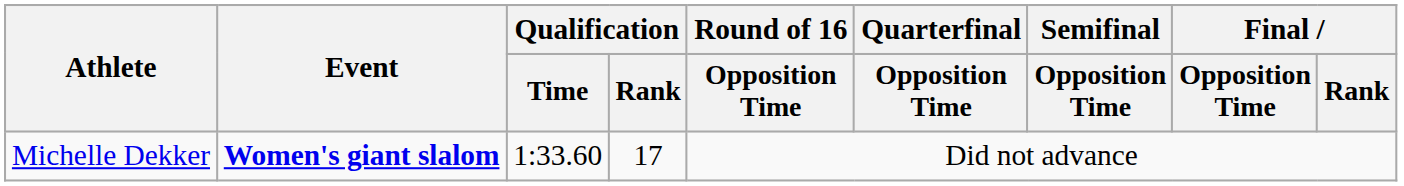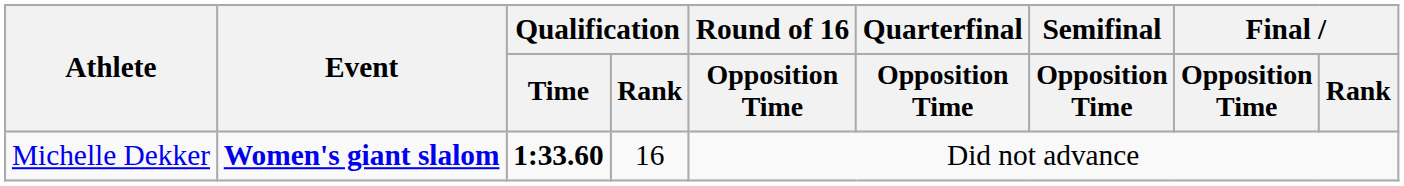(558, 156) normal -> (558, 156) bold
(648, 156) 17 -> (650, 156) 16
